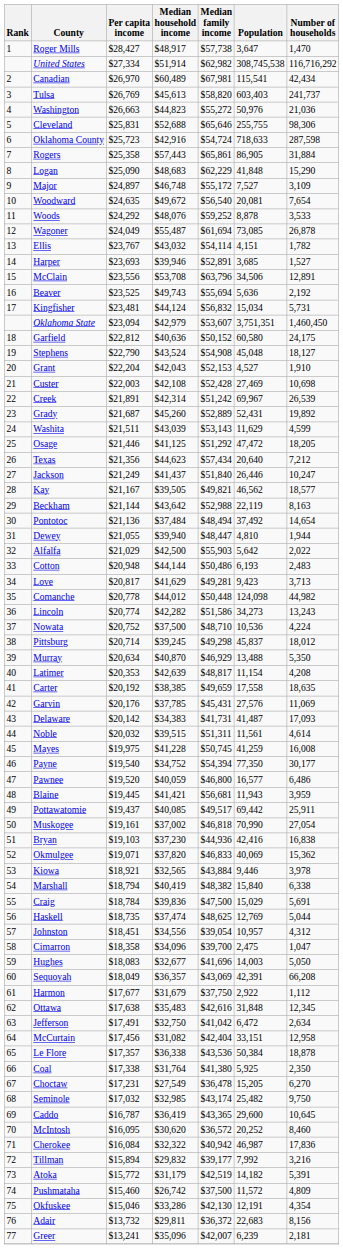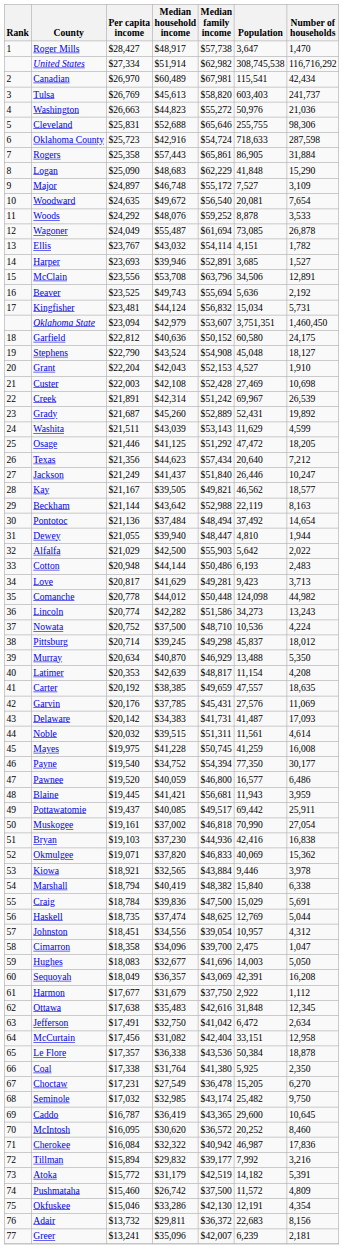(250, 688) 17,558 -> (250, 688) 47,557
(302, 977) 66,208 -> (302, 977) 16,208
